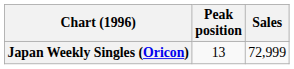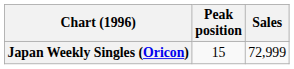(219, 52) 13 -> (219, 52) 15
